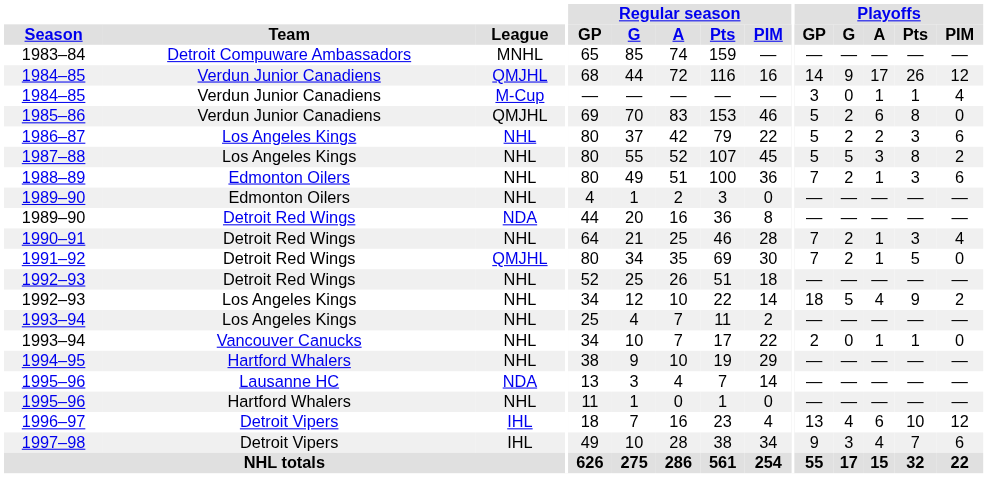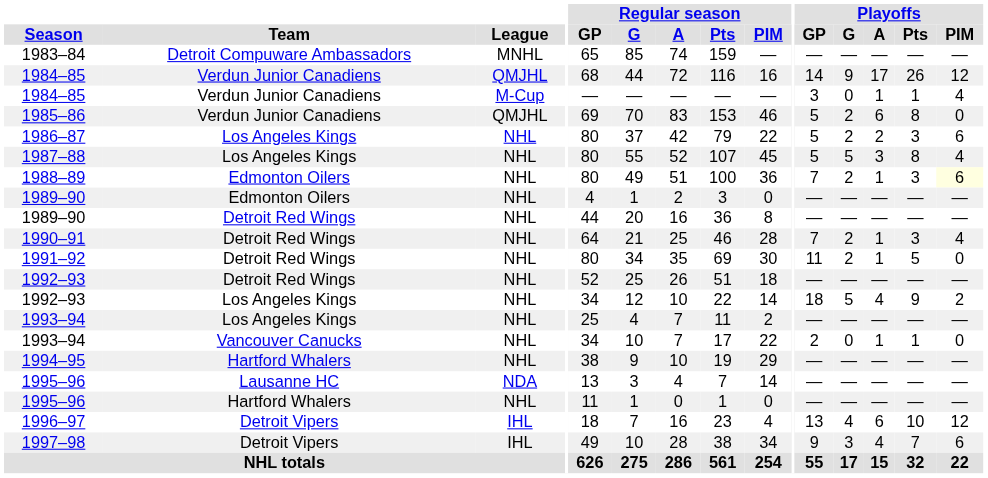(960, 156) 2 -> (960, 156) 4
(960, 177) no background -> (960, 177) lightyellow background
(520, 218) NDA -> (520, 218) NHL
(520, 258) QMJHL -> (520, 258) NHL
(814, 258) 7 -> (814, 258) 11
